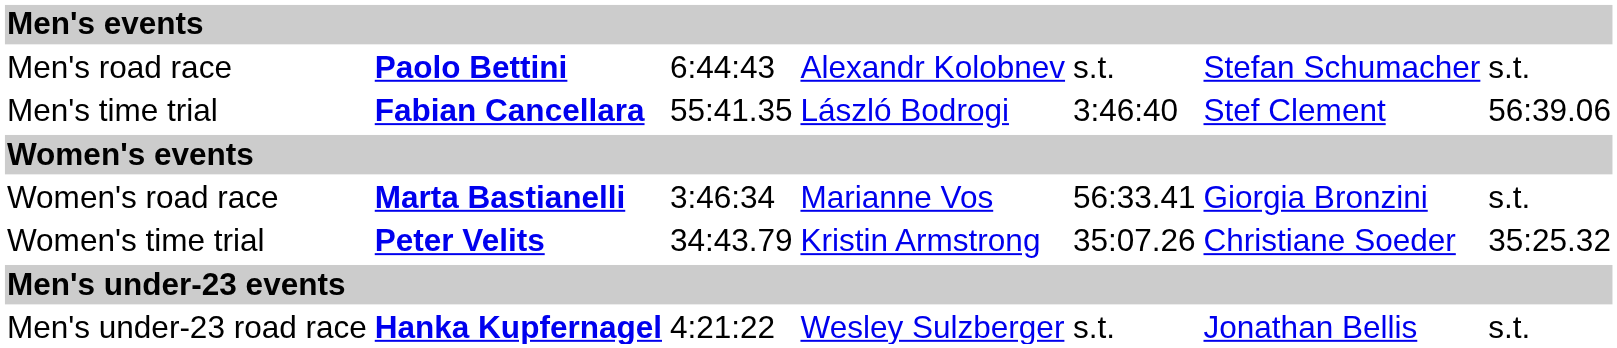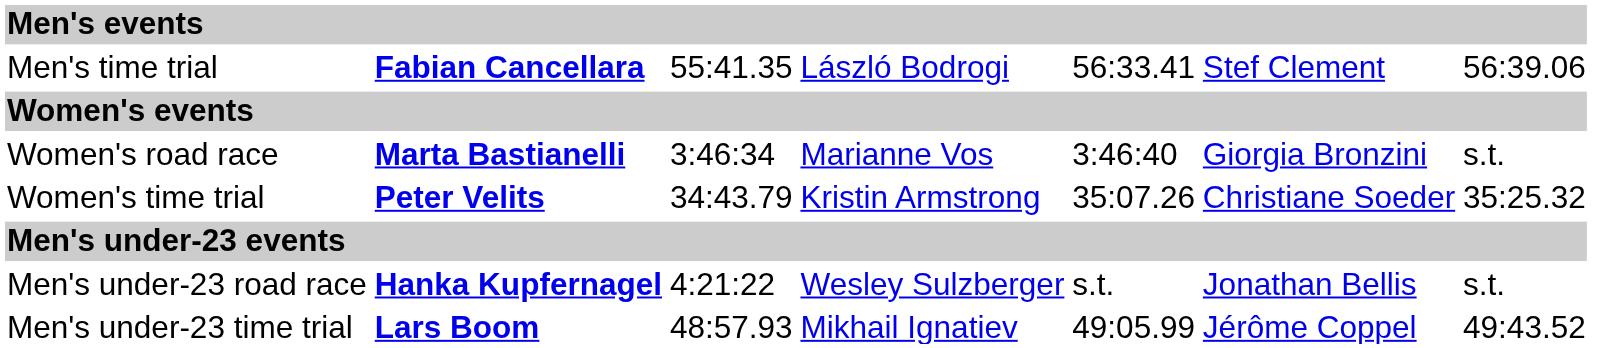- row: (119, 67)
(1126, 110) 3:46:40 -> (1134, 67) 56:33.41
(1134, 197) 56:33.41 -> (1125, 154) 3:46:40
+ row: (180, 327)
